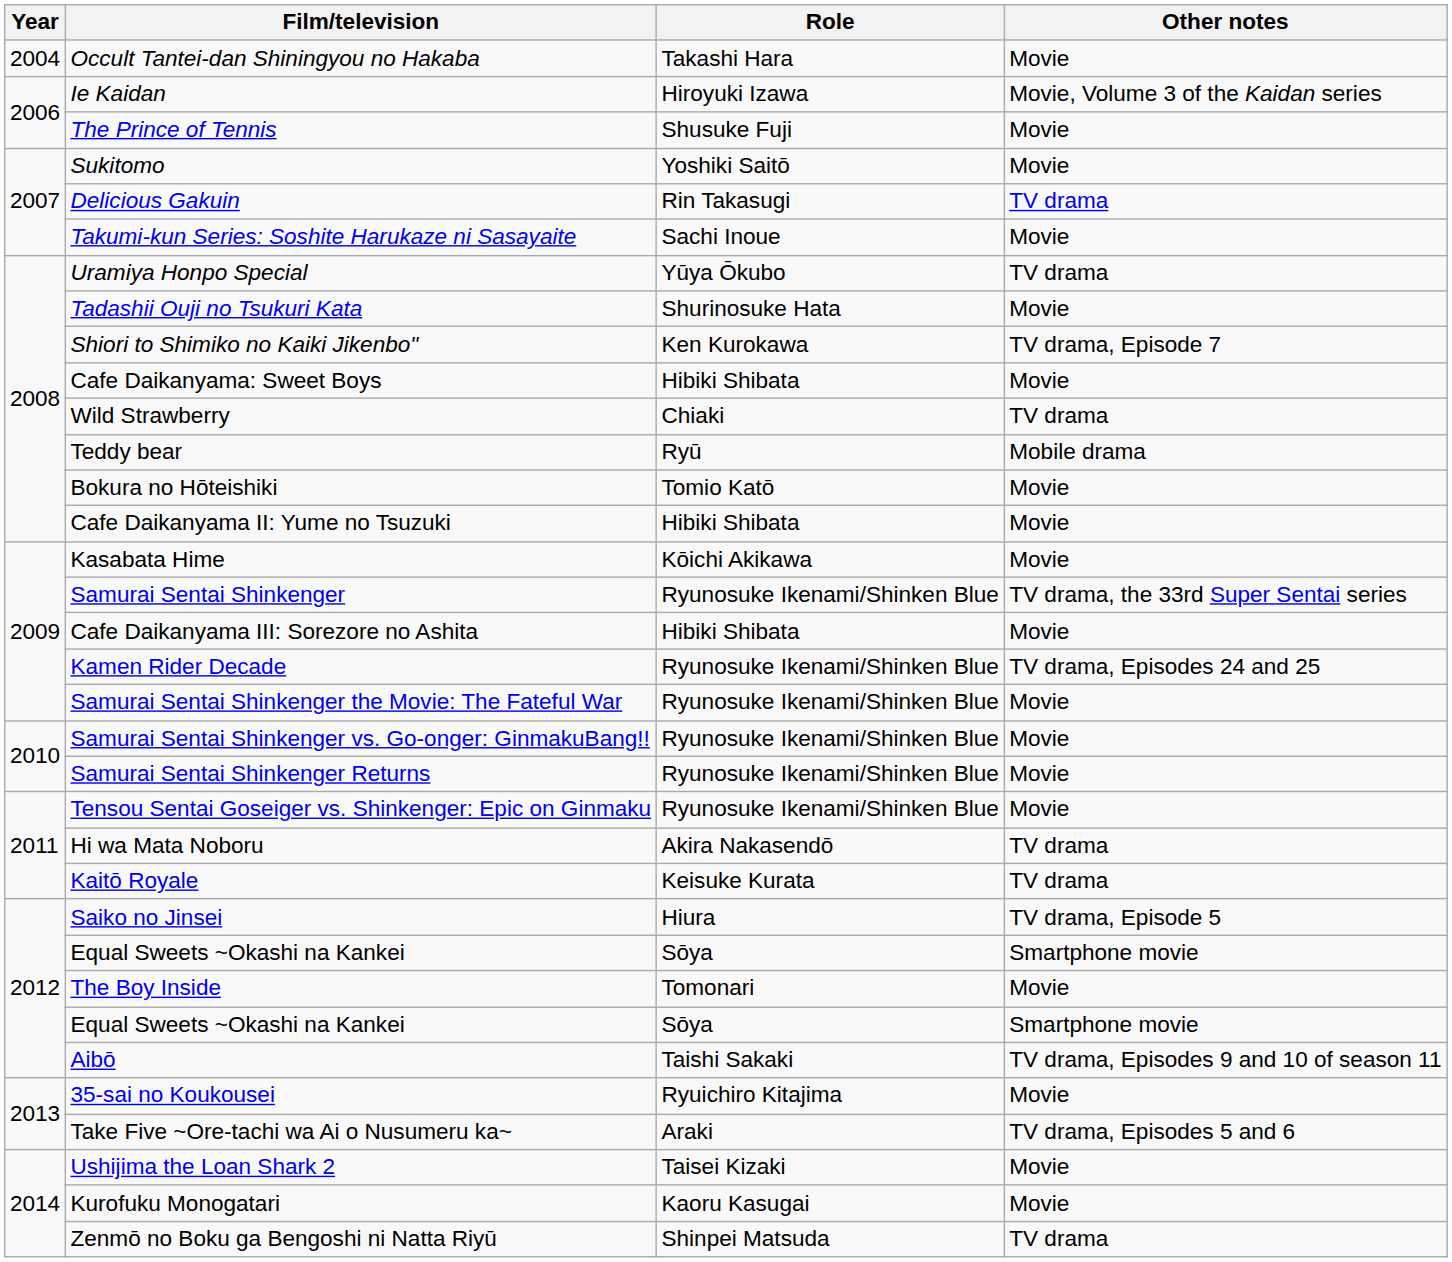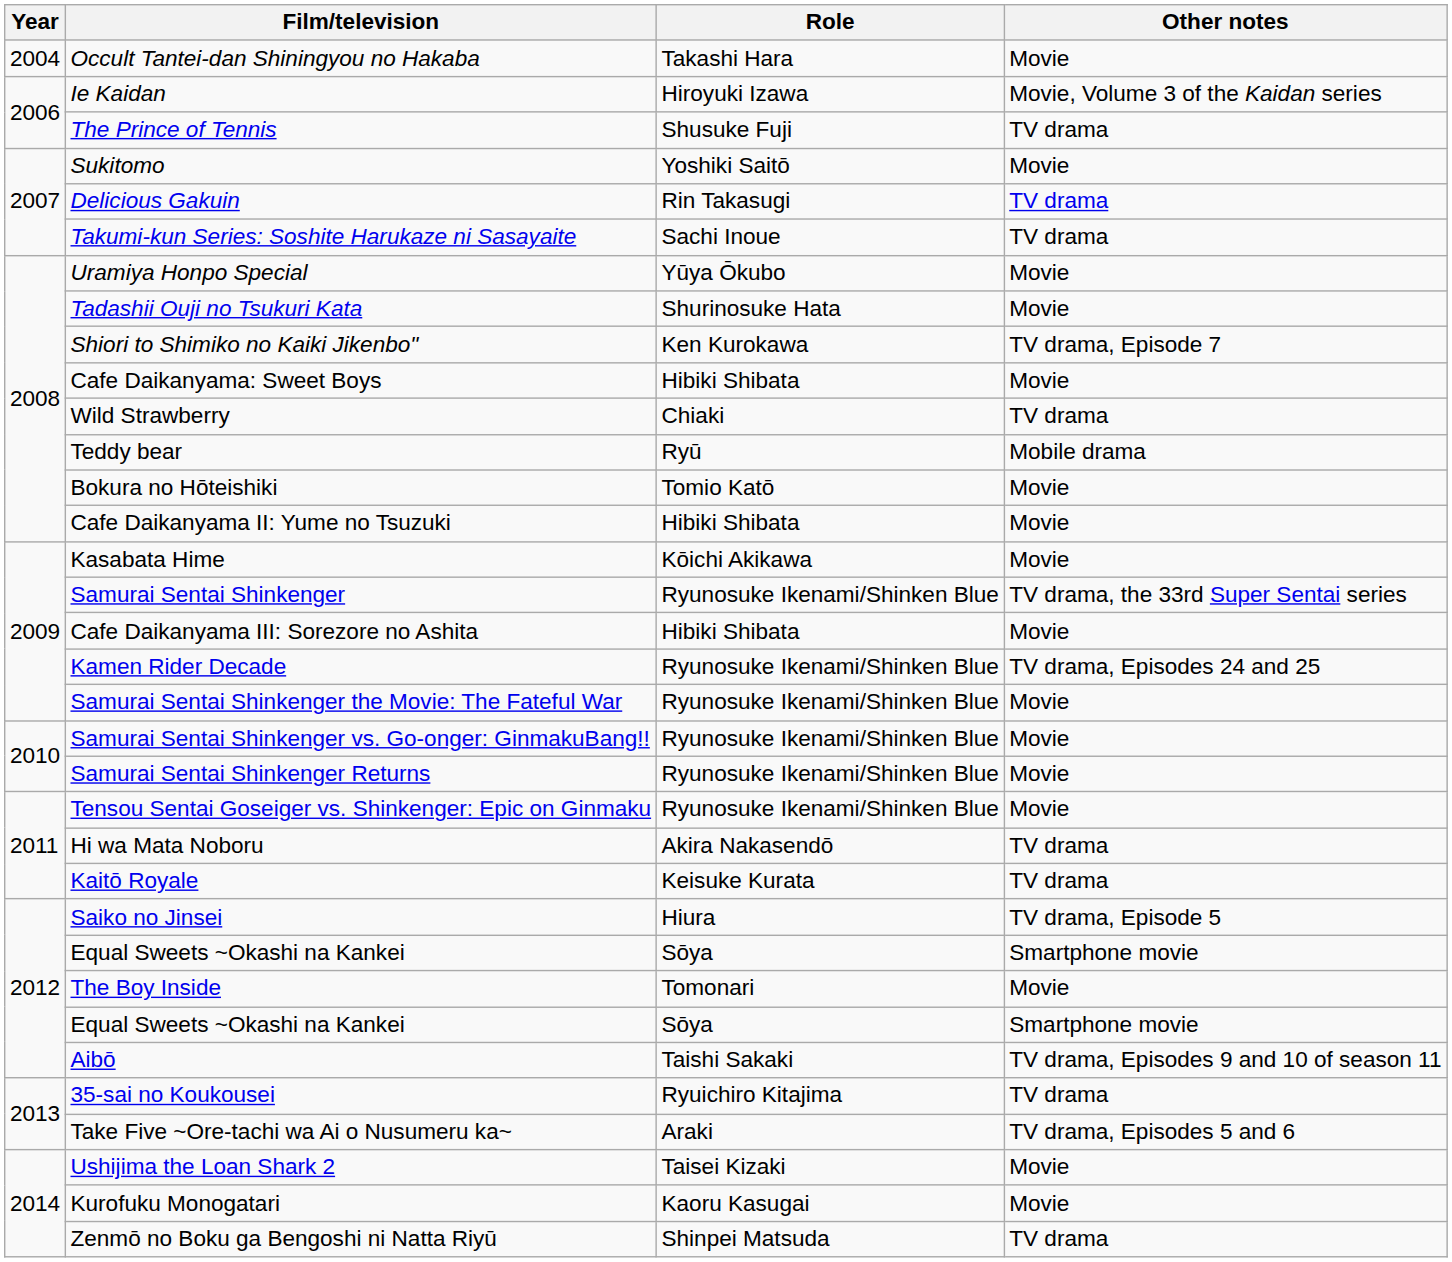(1039, 129) Movie -> (1059, 129) TV drama
(1039, 237) Movie -> (1059, 237) TV drama
(1059, 272) TV drama -> (1039, 272) Movie
(1039, 1095) Movie -> (1059, 1095) TV drama
